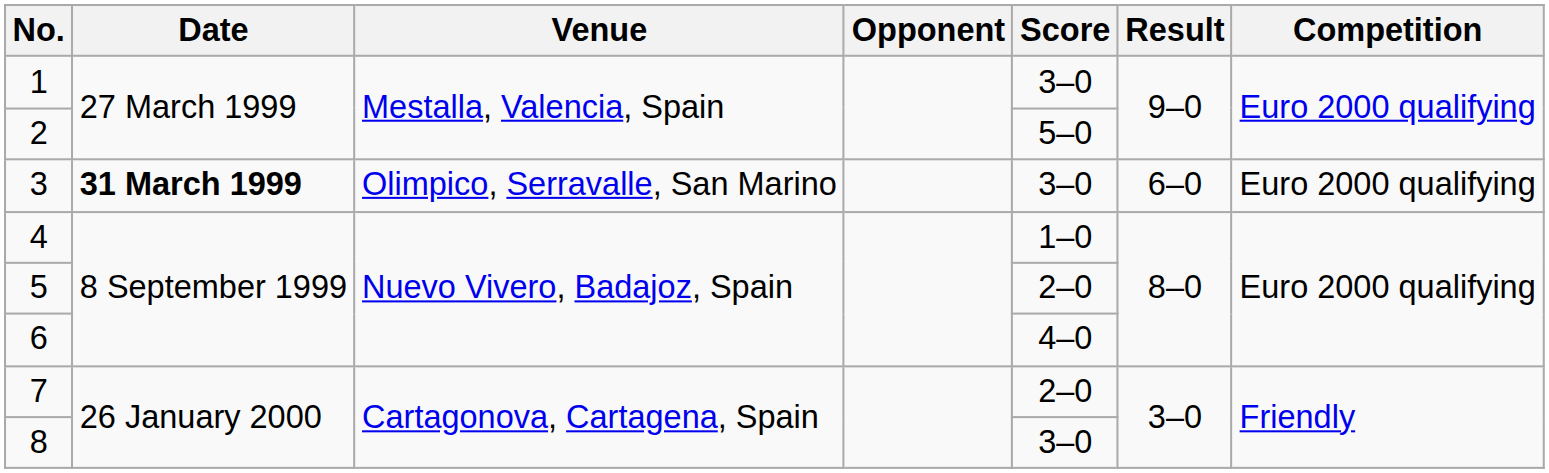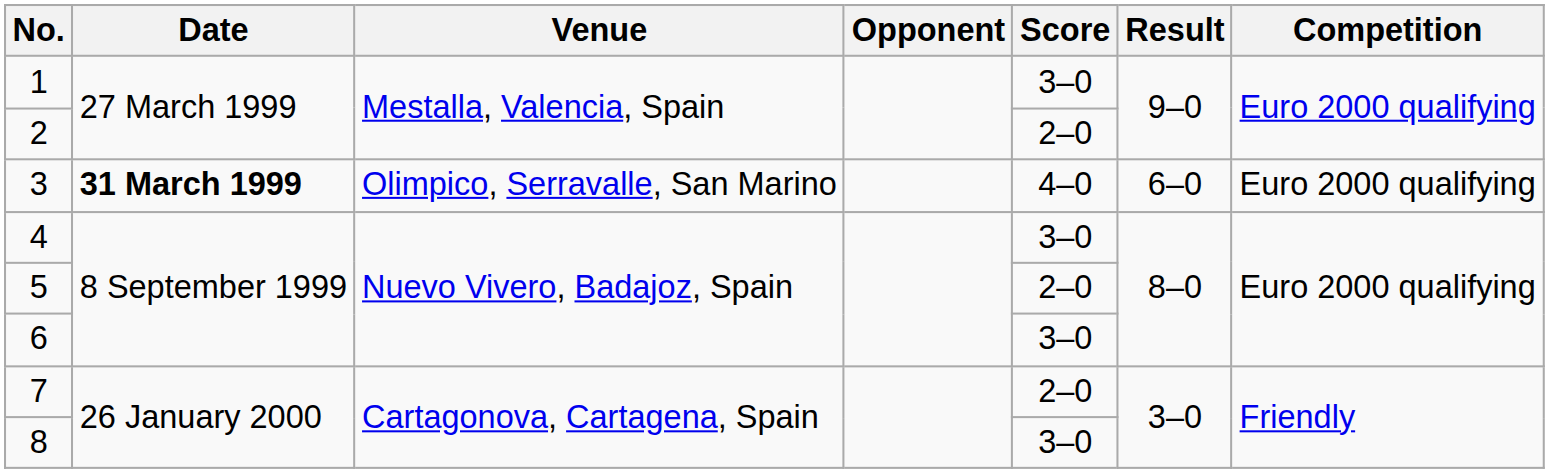(1065, 133) 5–0 -> (1065, 133) 2–0
(1065, 184) 3–0 -> (1065, 184) 4–0
(1065, 236) 1–0 -> (1065, 236) 3–0
(1065, 339) 4–0 -> (1065, 339) 3–0
